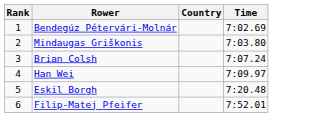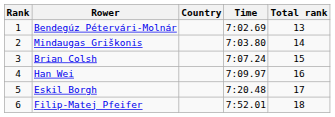+ column: (299, 12)
